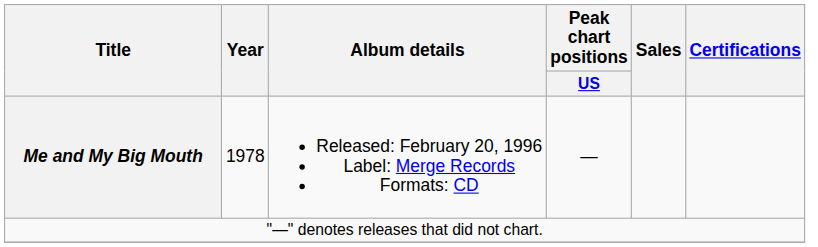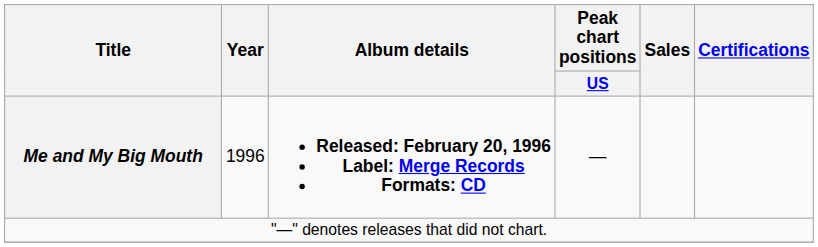(245, 156) 1978 -> (245, 156) 1996
(407, 167) normal -> (412, 167) bold
